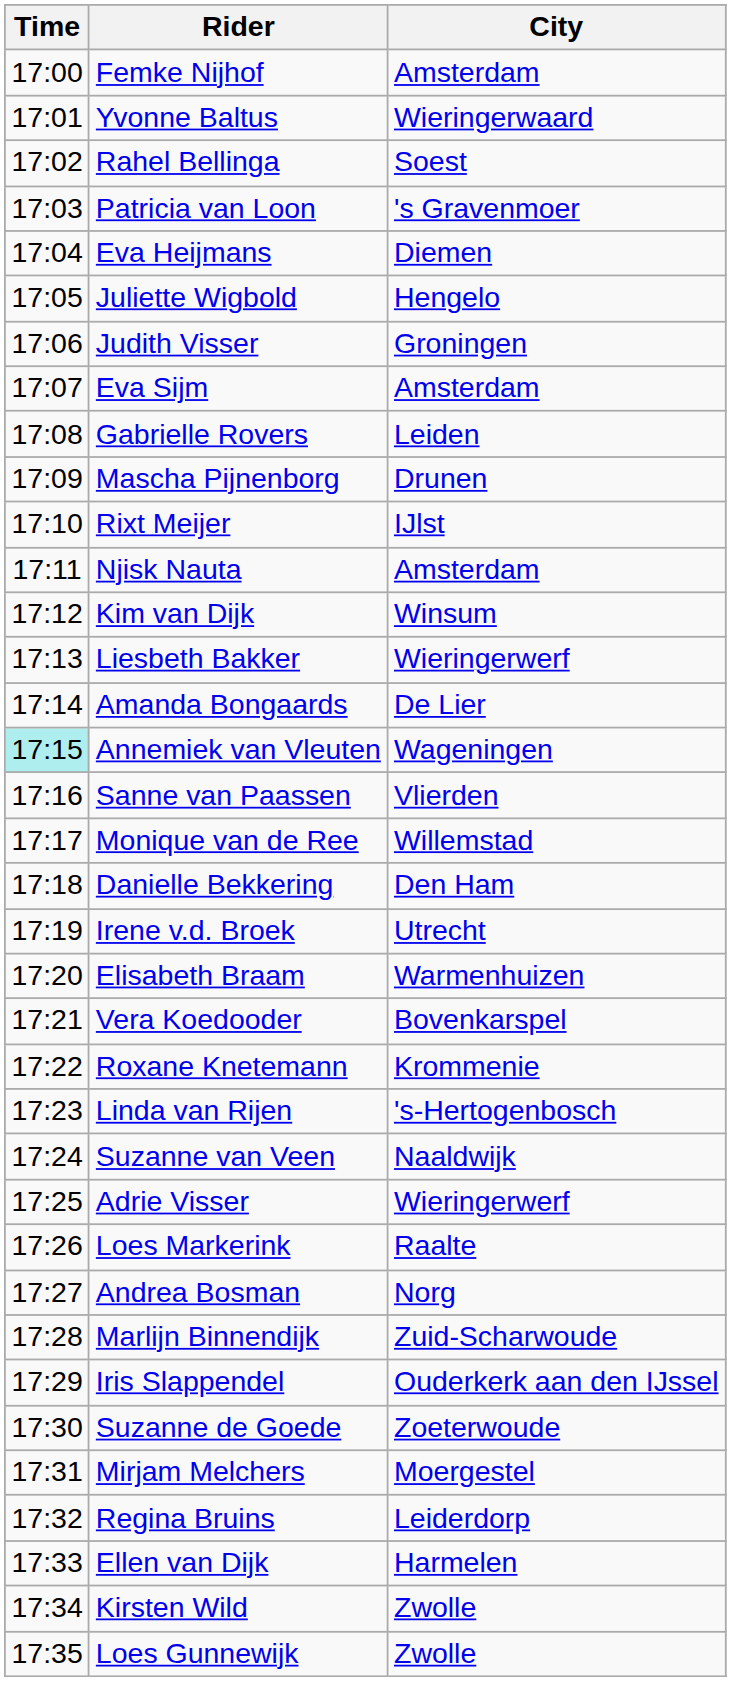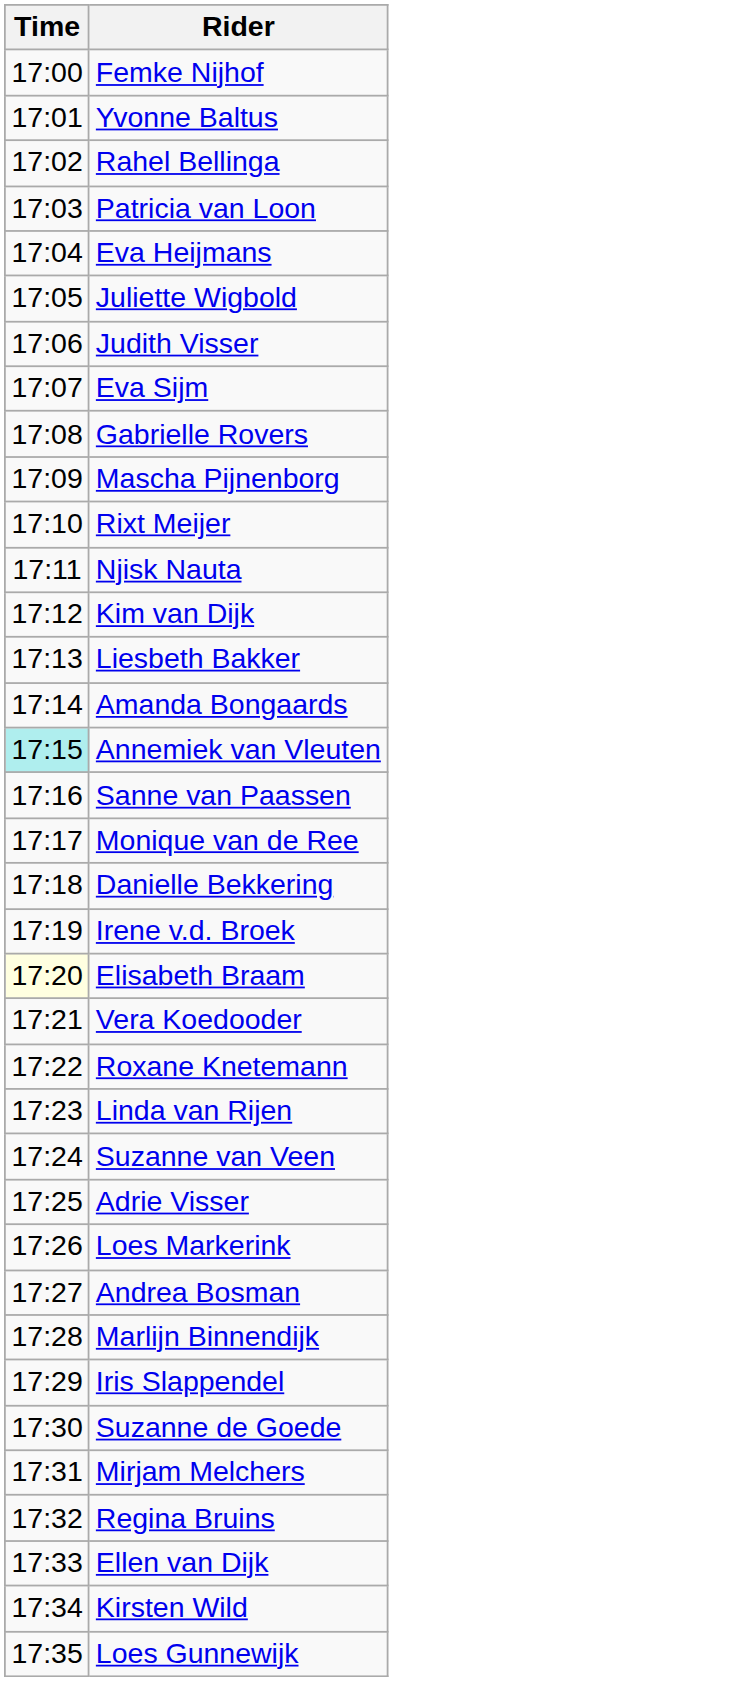- column: (556, 27)
(47, 975) no background -> (47, 975) lightyellow background
